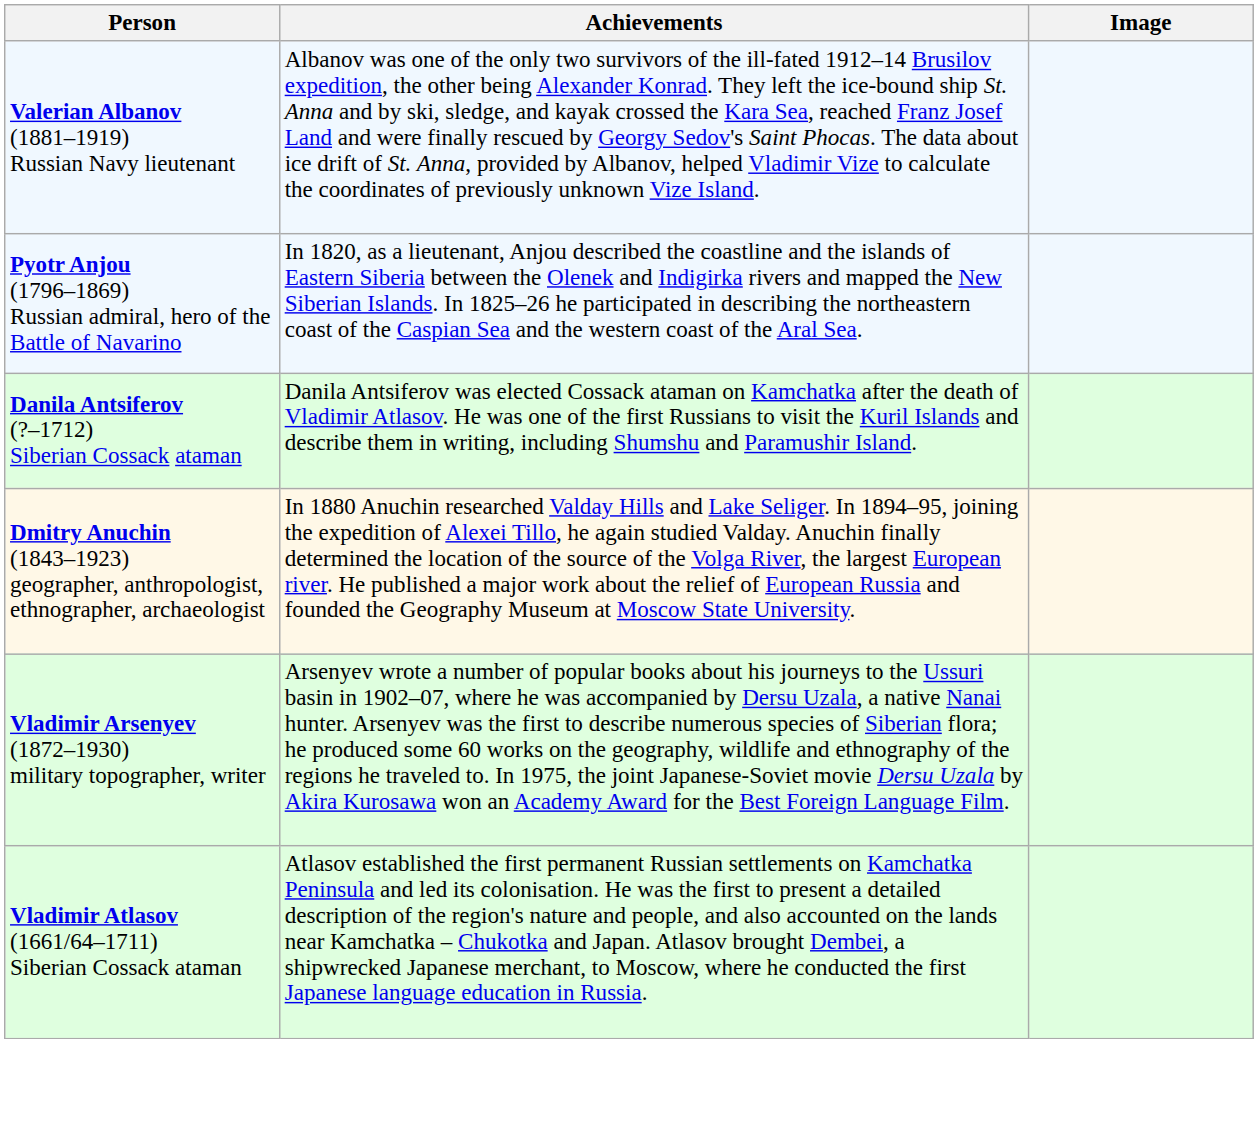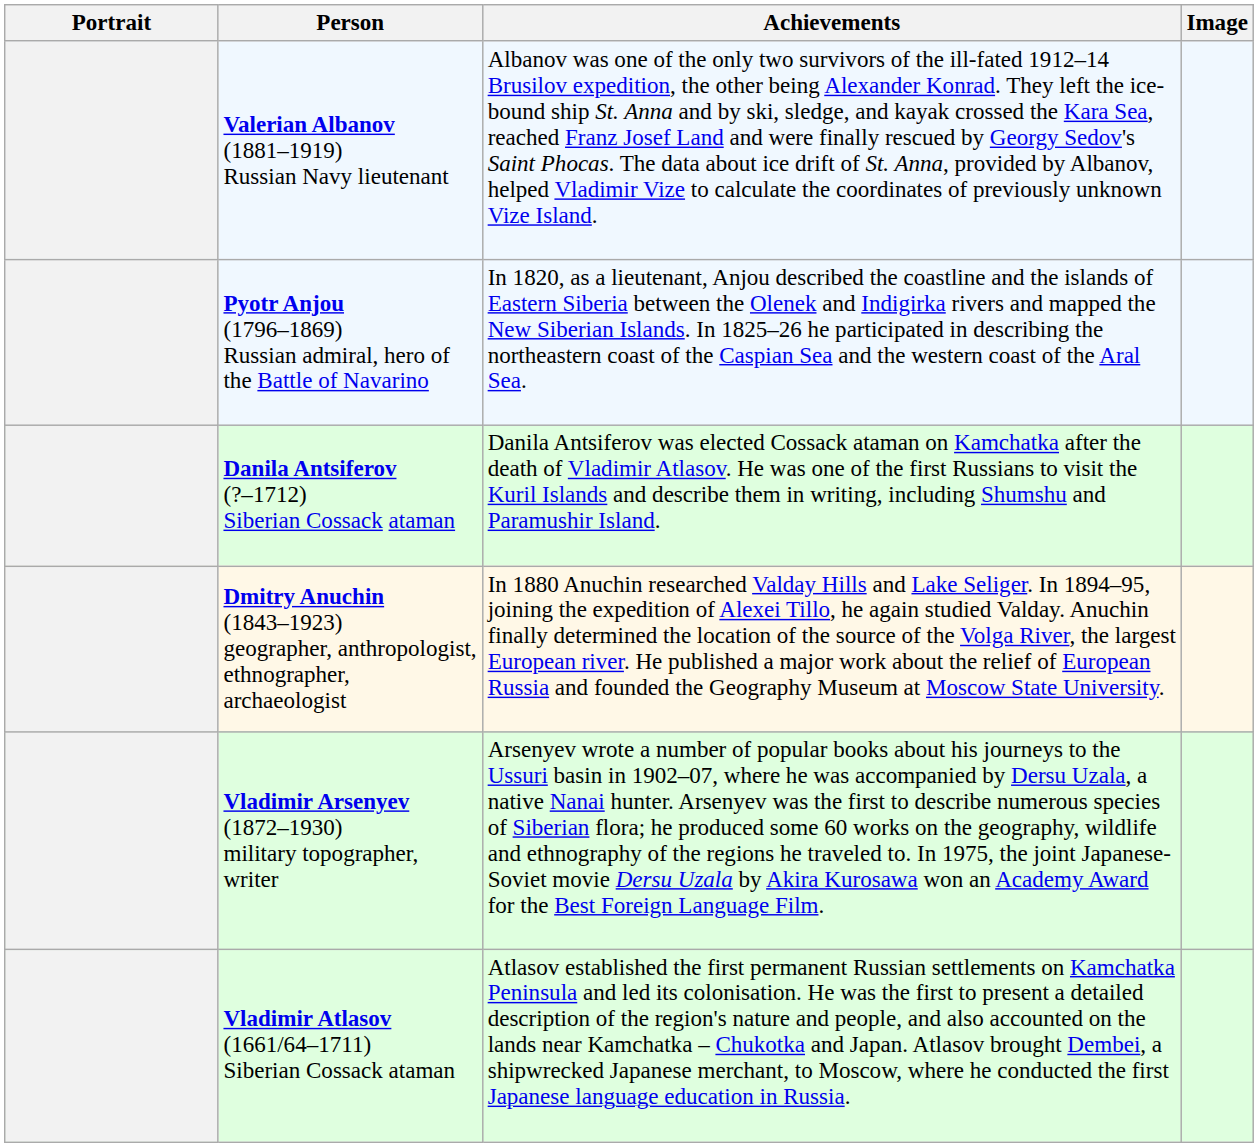+ column: (111, 22)
